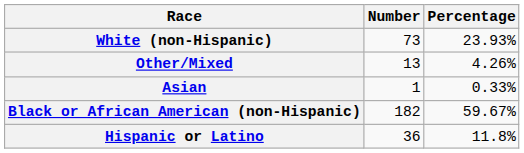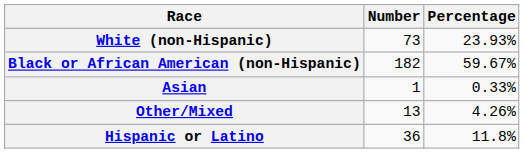rows swapped: (184, 112) <-> (184, 64)
